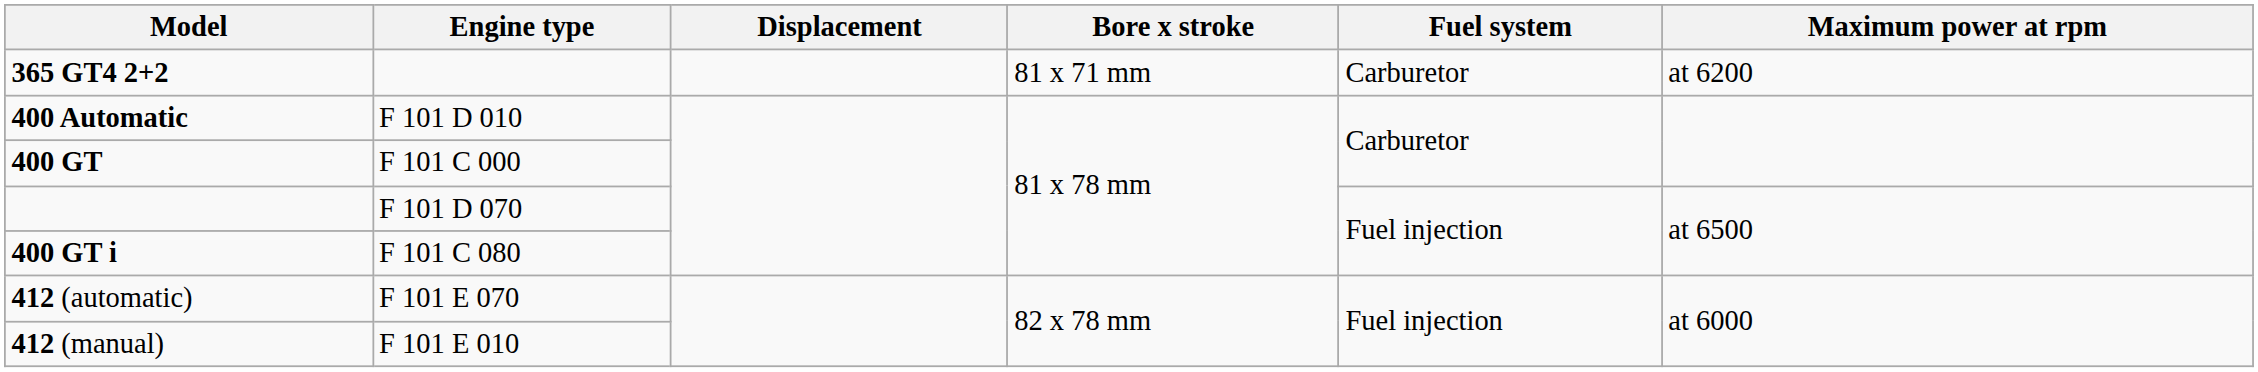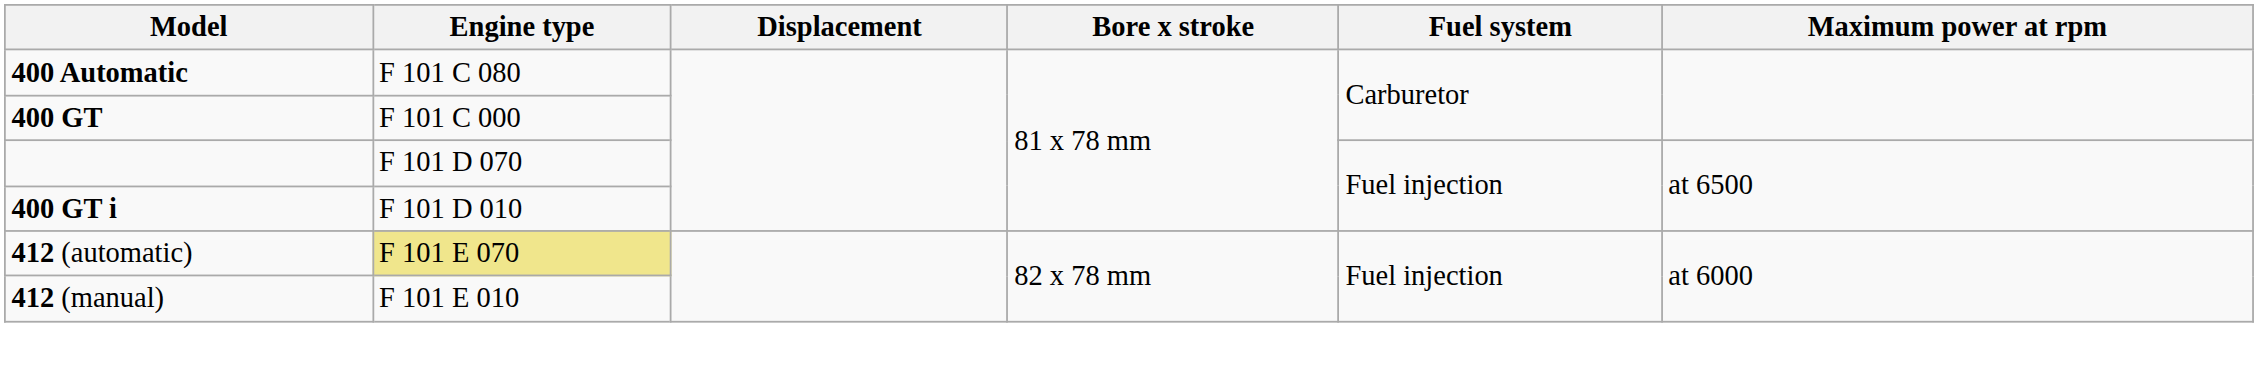- row: (90, 72)
(451, 117) F 101 D 010 -> (450, 72) F 101 C 080
(450, 252) F 101 C 080 -> (451, 207) F 101 D 010
(449, 298) no background -> (449, 252) khaki background
